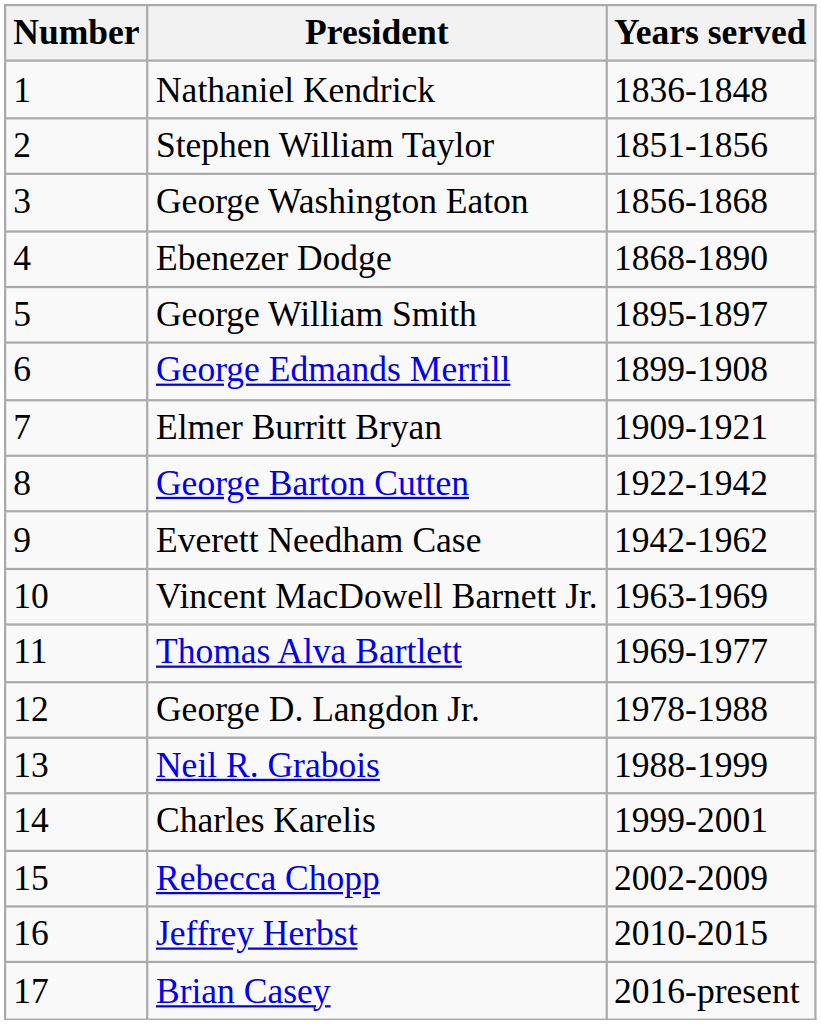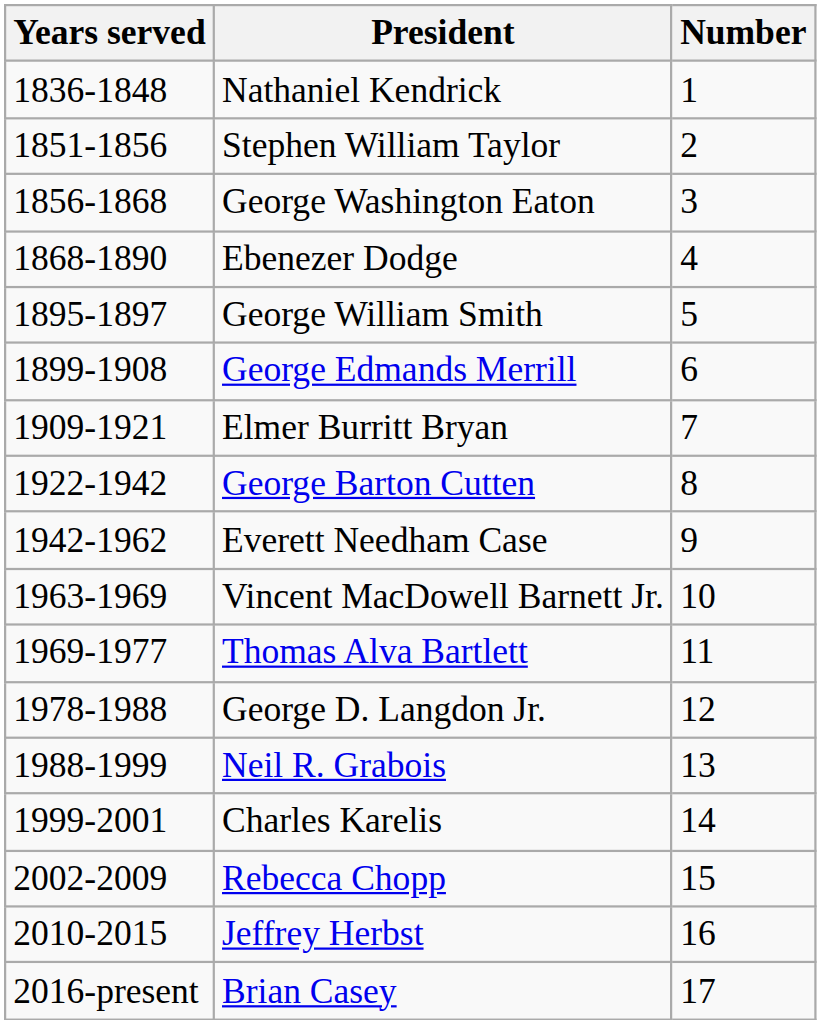columns swapped: (76, 32) <-> (710, 32)
